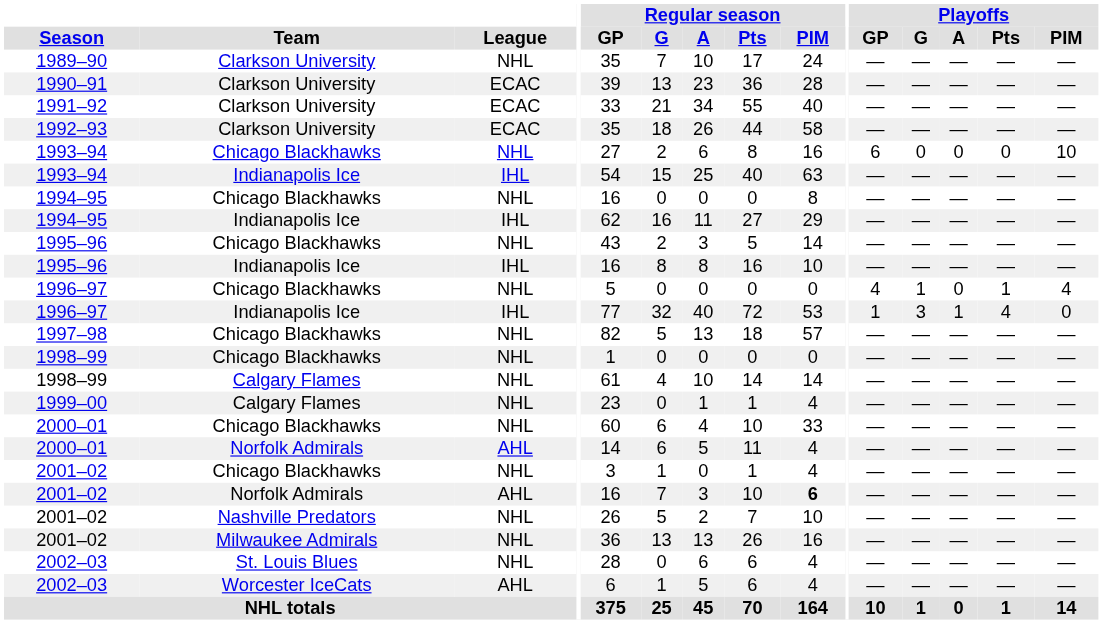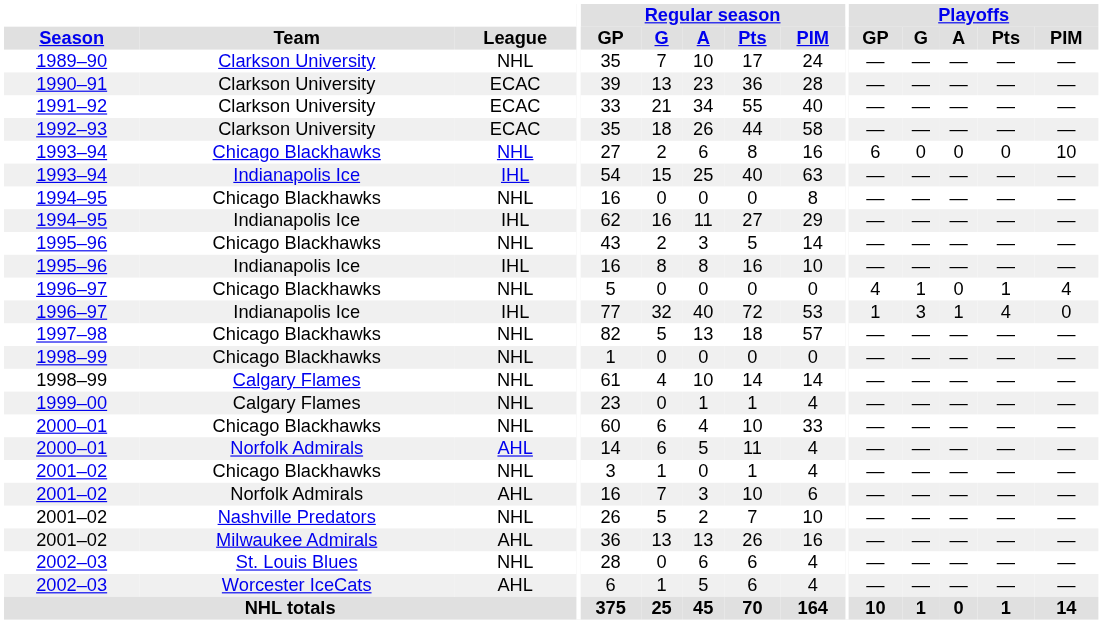(813, 494) bold -> (813, 494) normal
(515, 539) NHL -> (515, 539) AHL
